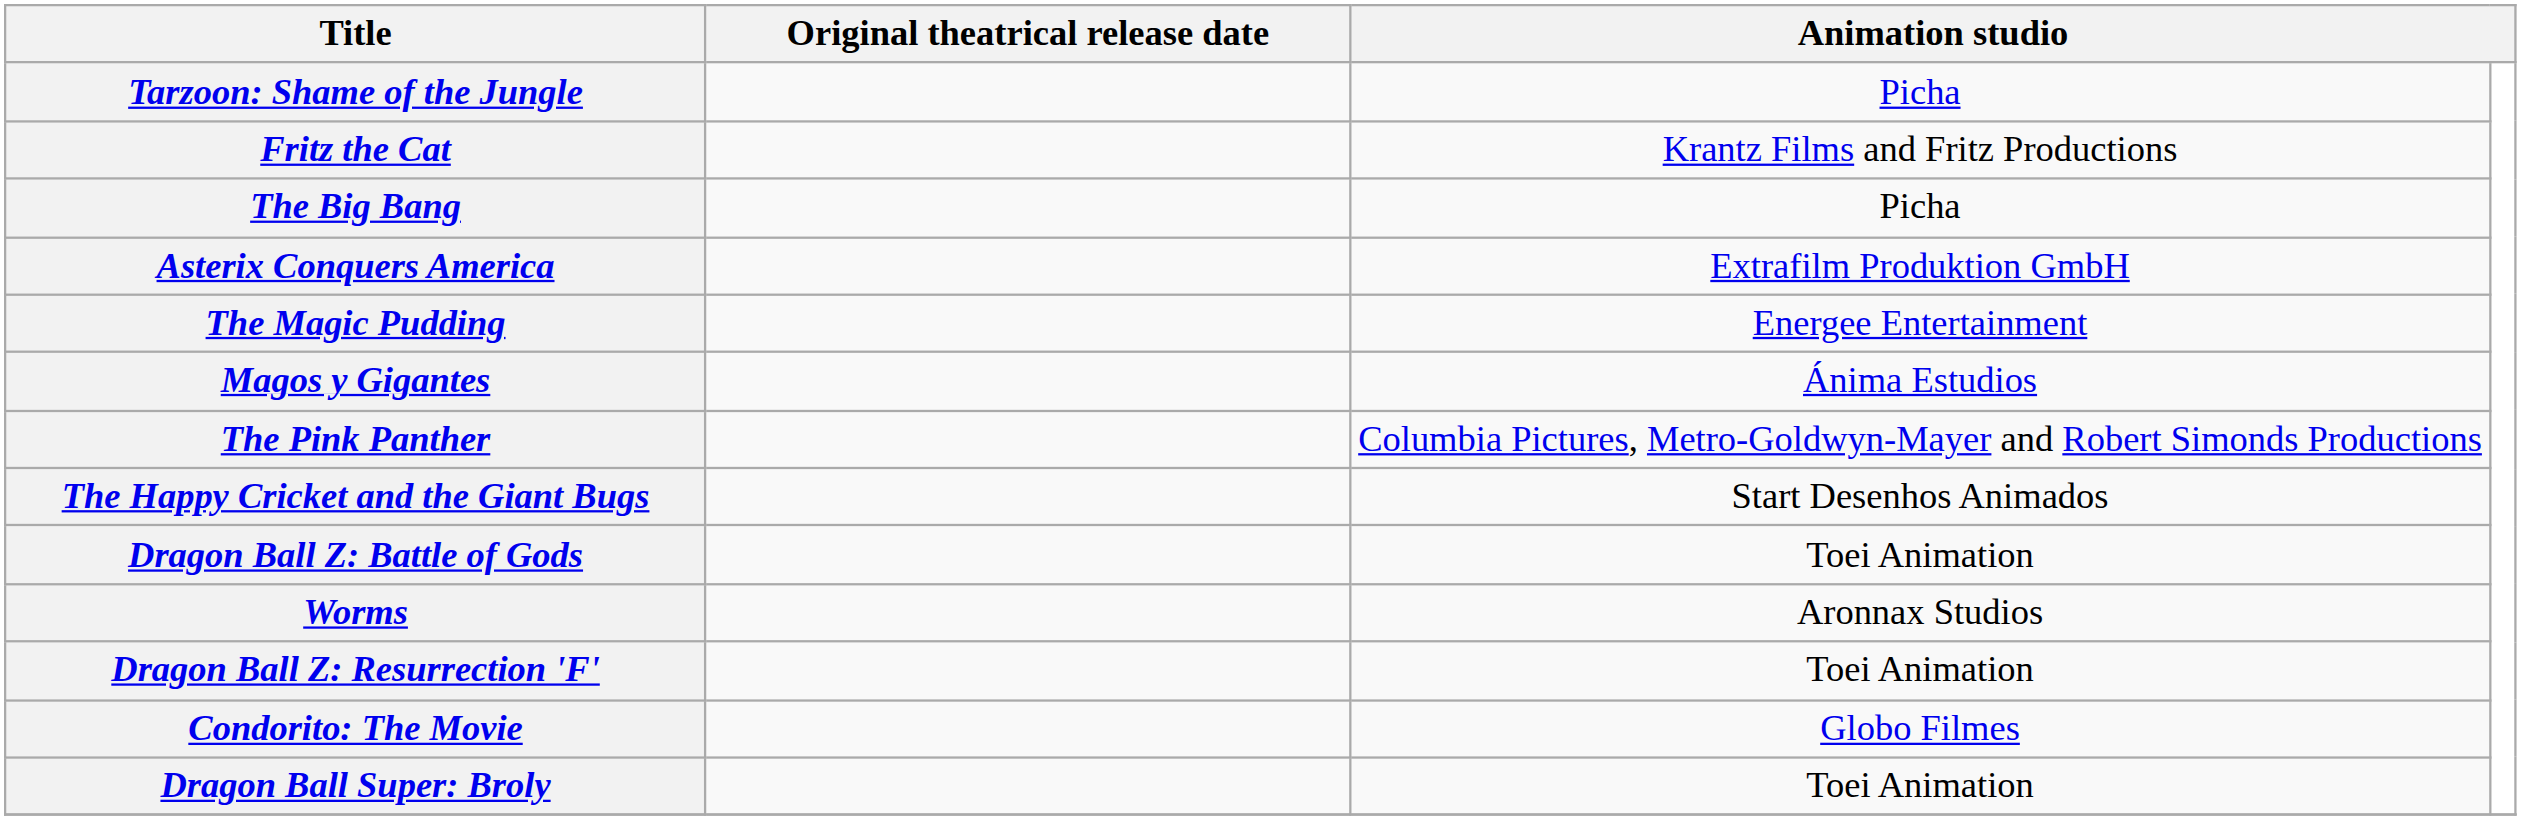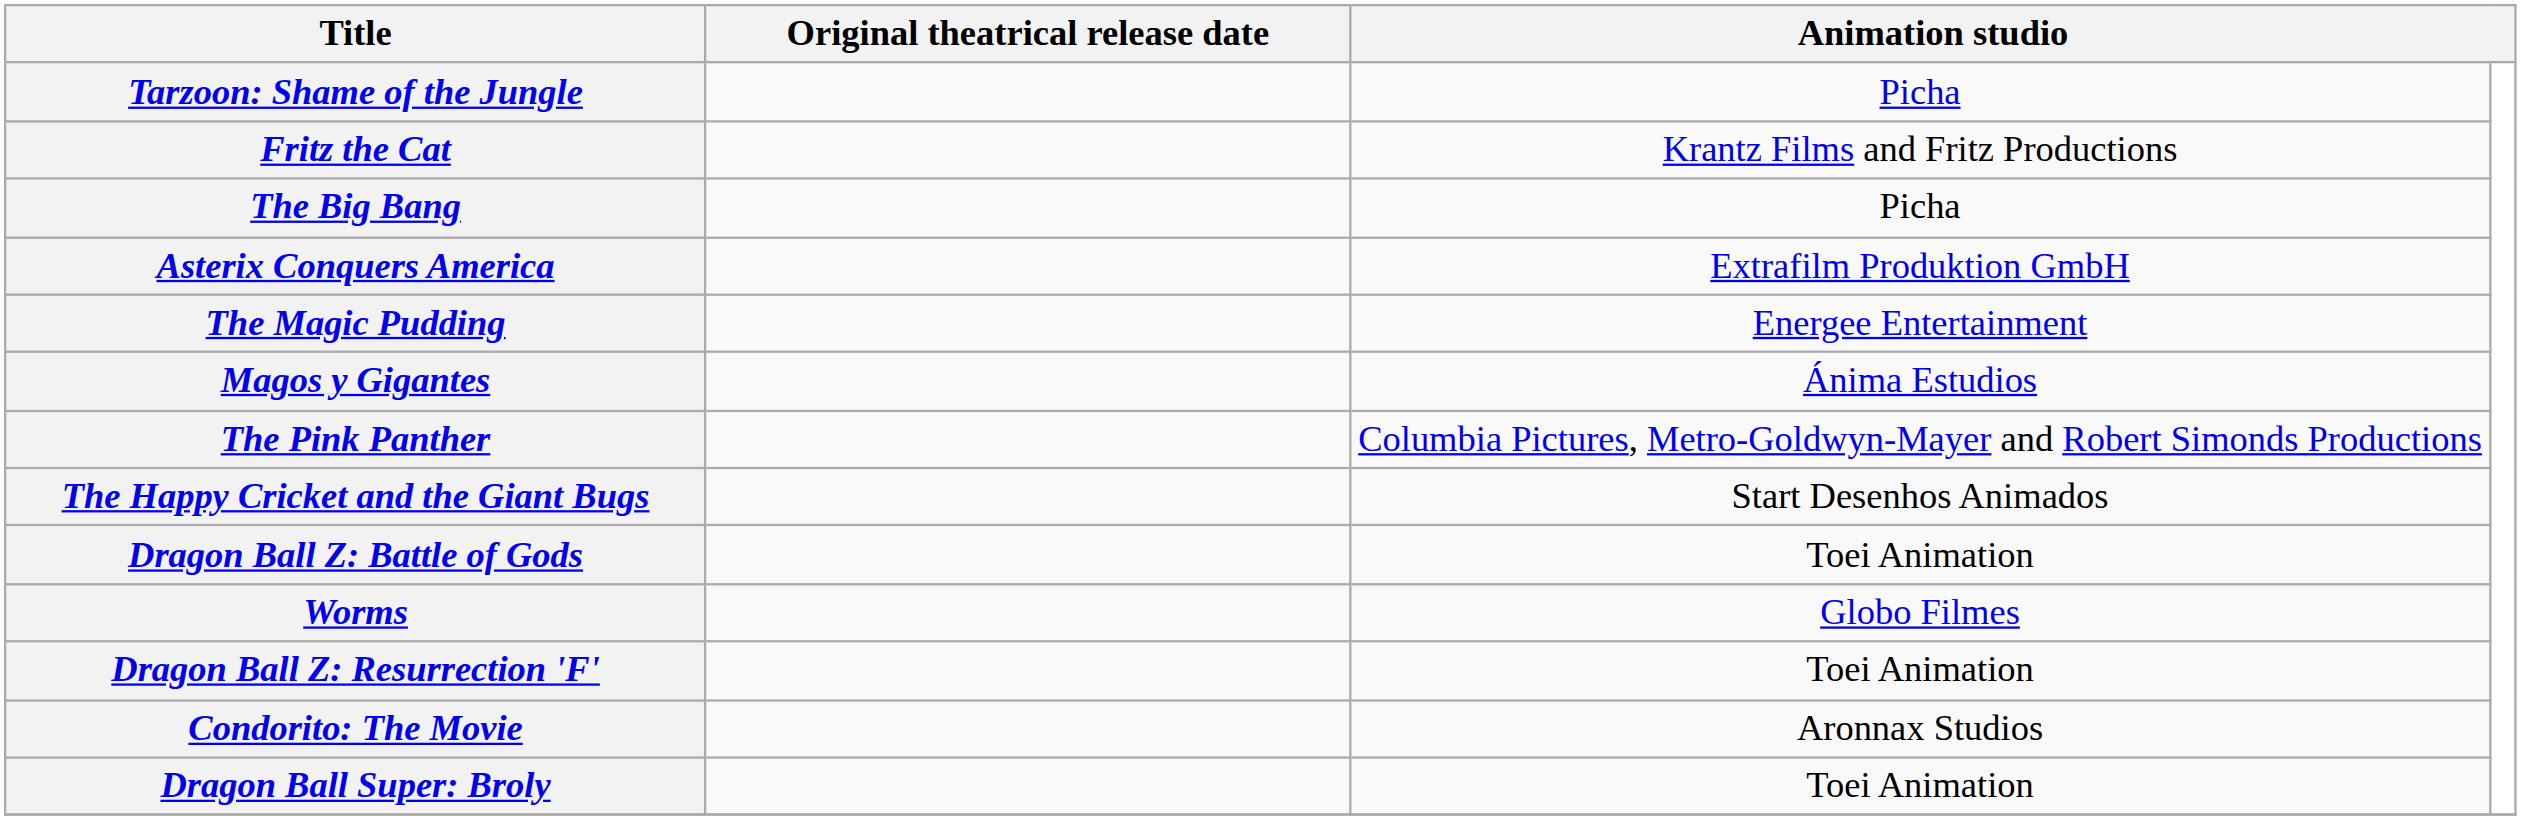(1920, 611) Aronnax Studios -> (1920, 611) Globo Filmes
(1920, 727) Globo Filmes -> (1920, 727) Aronnax Studios
